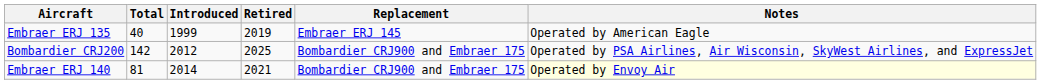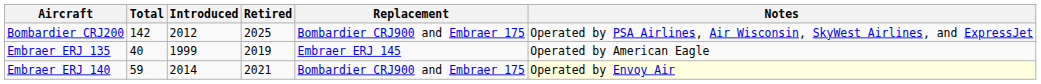rows swapped: (66, 51) <-> (59, 32)
(137, 70) 81 -> (137, 70) 59
